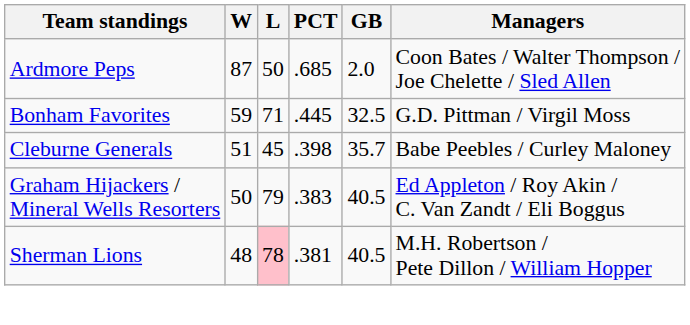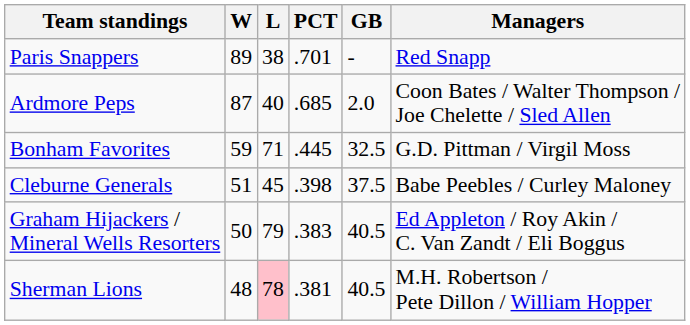+ row: (74, 56)
(273, 68) 50 -> (273, 103) 40
(366, 149) 35.7 -> (366, 184) 37.5
